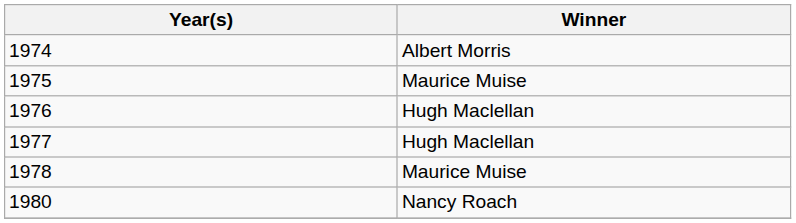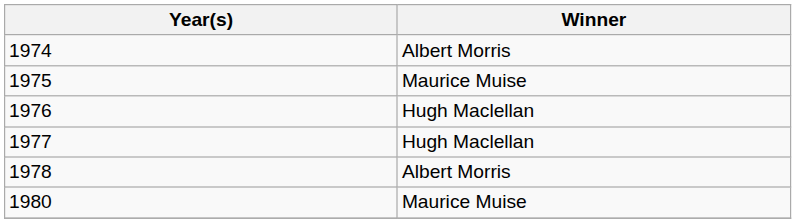(464, 171) Maurice Muise -> (456, 171) Albert Morris
(460, 202) Nancy Roach -> (464, 202) Maurice Muise
